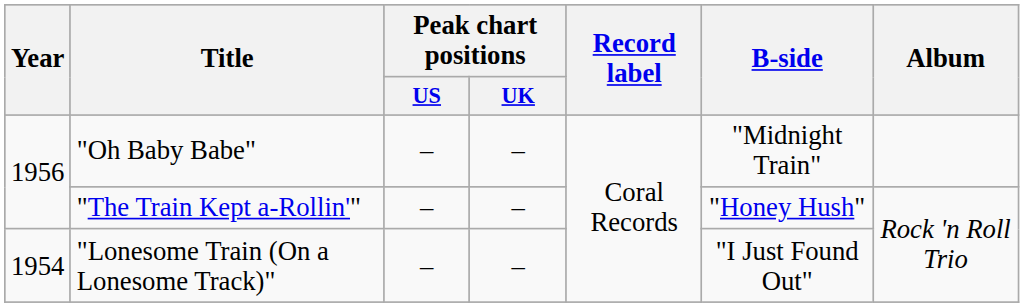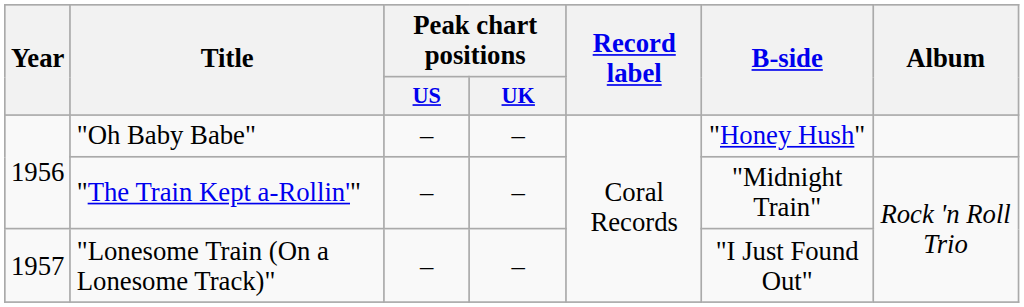(787, 150) "Midnight Train" -> (787, 135) "Honey Hush"
(787, 207) "Honey Hush" -> (787, 192) "Midnight Train"
(38, 265) 1954 -> (38, 265) 1957
